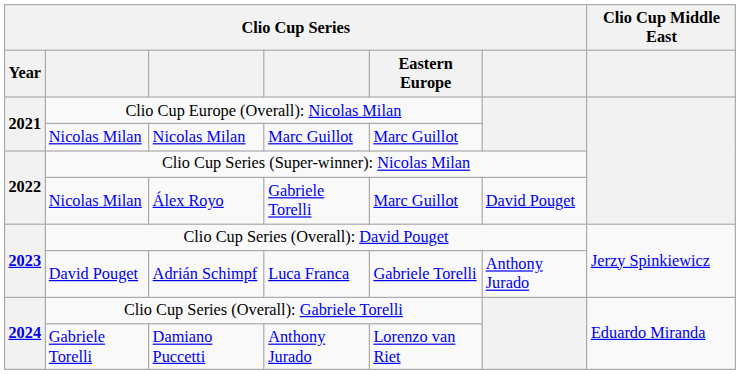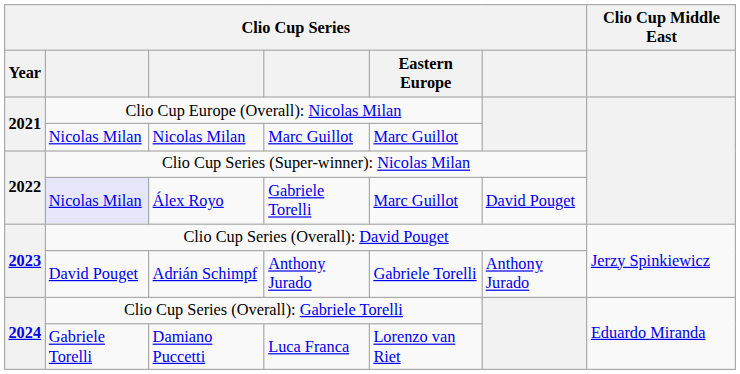(95, 200) no background -> (95, 200) lavender background
(309, 273) Luca Franca -> (297, 273) Anthony Jurado
(297, 346) Anthony Jurado -> (309, 346) Luca Franca
